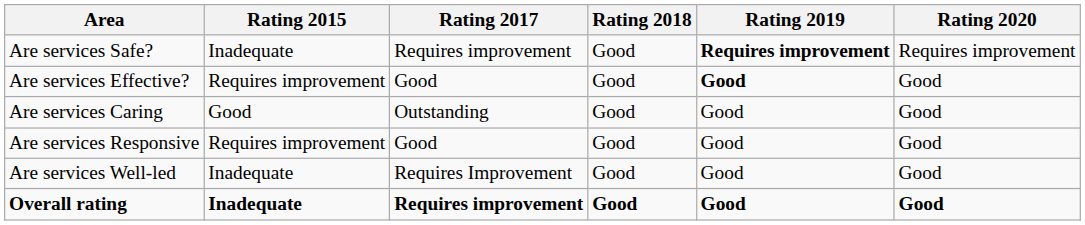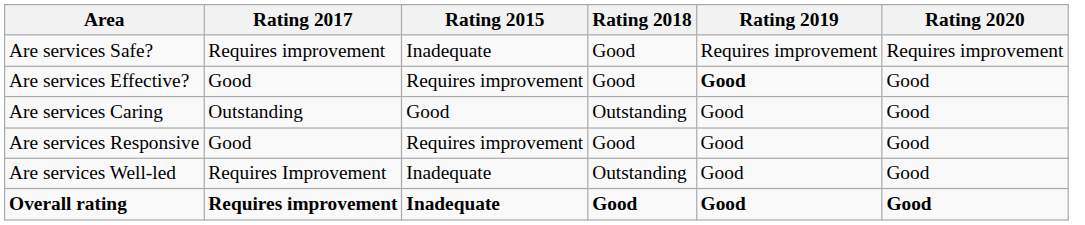columns swapped: (297, 19) <-> (489, 19)
(795, 50) bold -> (789, 50) normal
(614, 111) Good -> (639, 111) Outstanding
(614, 173) Good -> (639, 173) Outstanding
